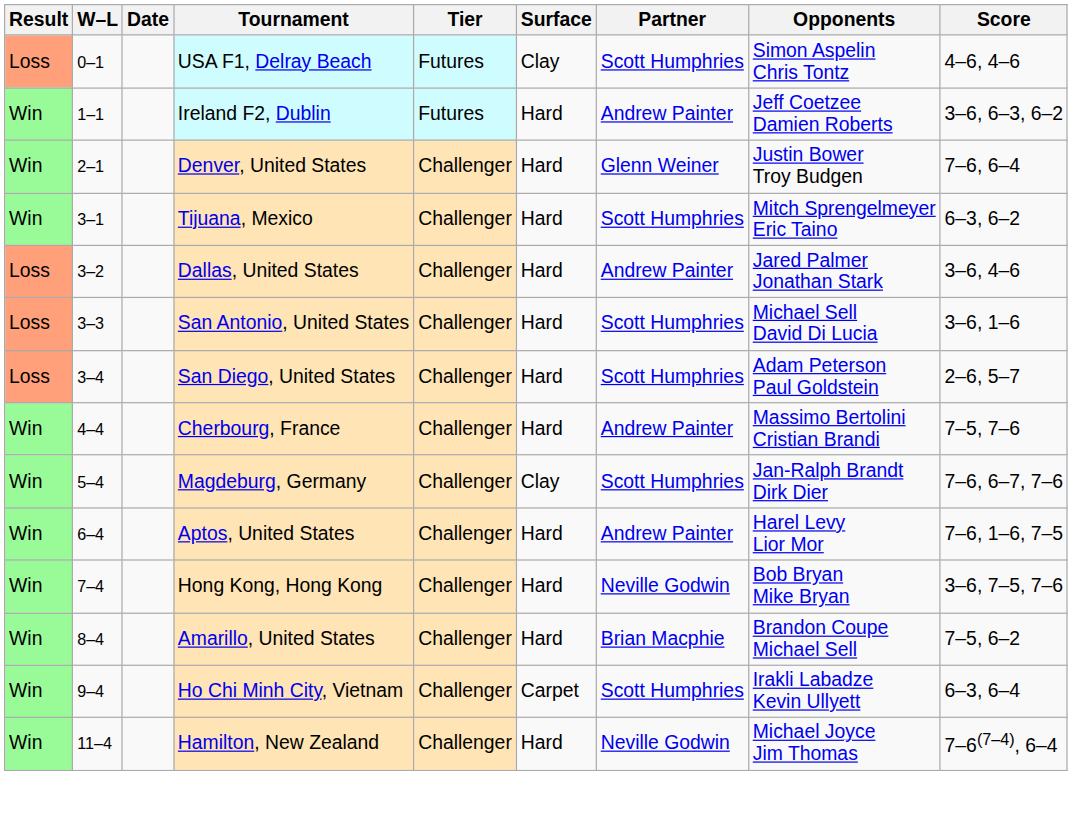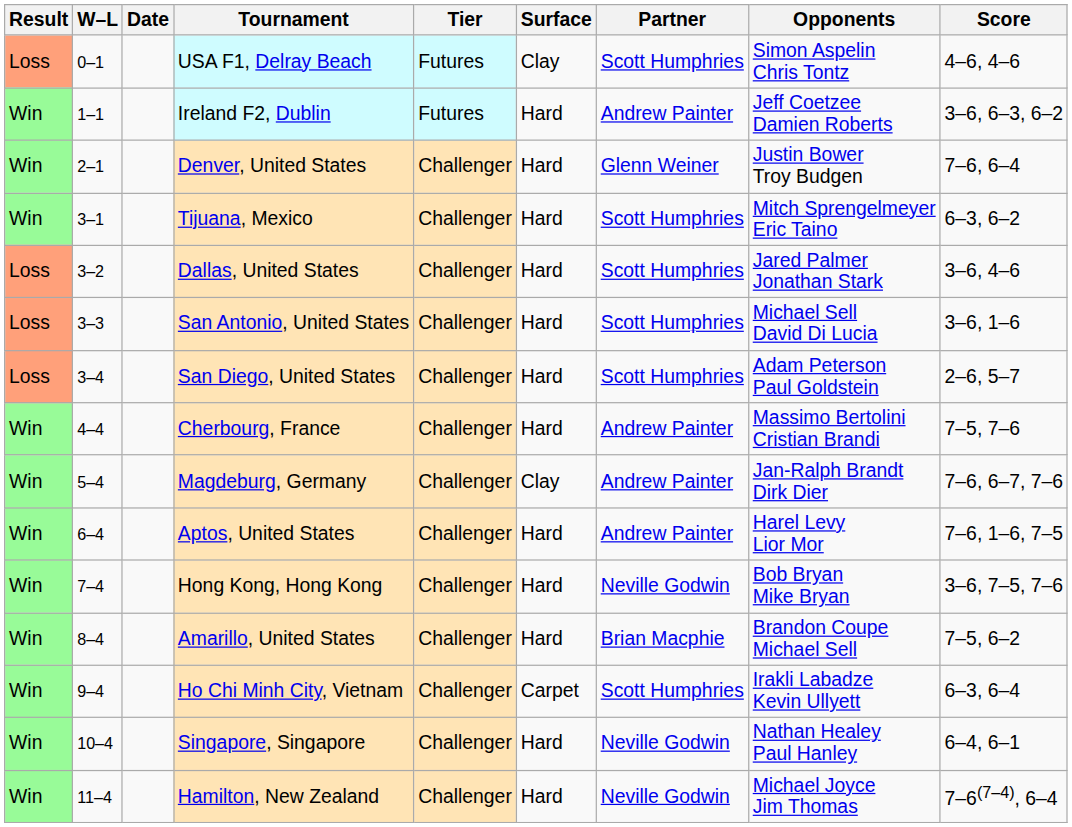(667, 271) Andrew Painter -> (672, 271) Scott Humphries
(672, 481) Scott Humphries -> (667, 481) Andrew Painter
+ row: (272, 743)
